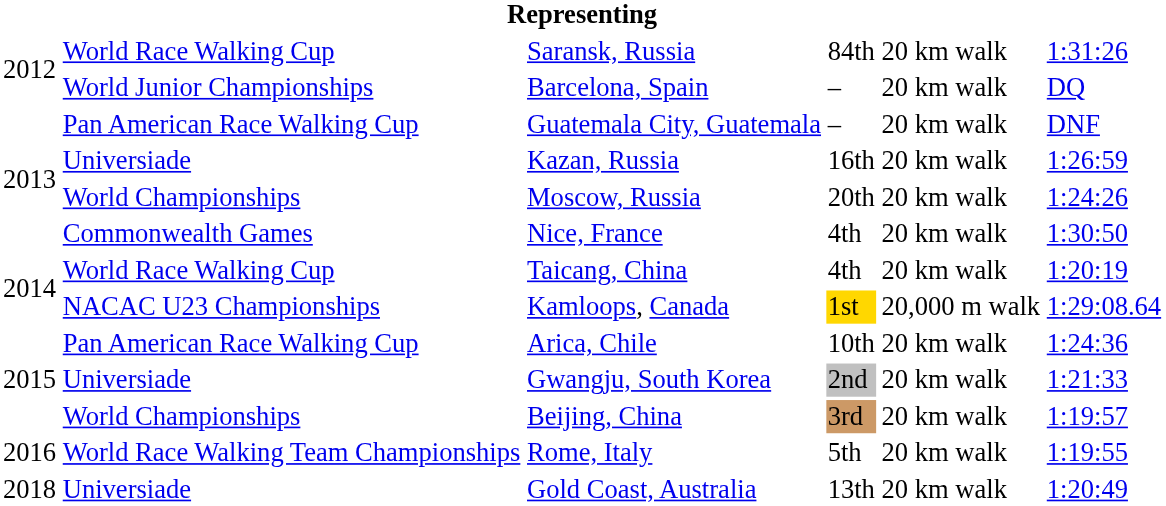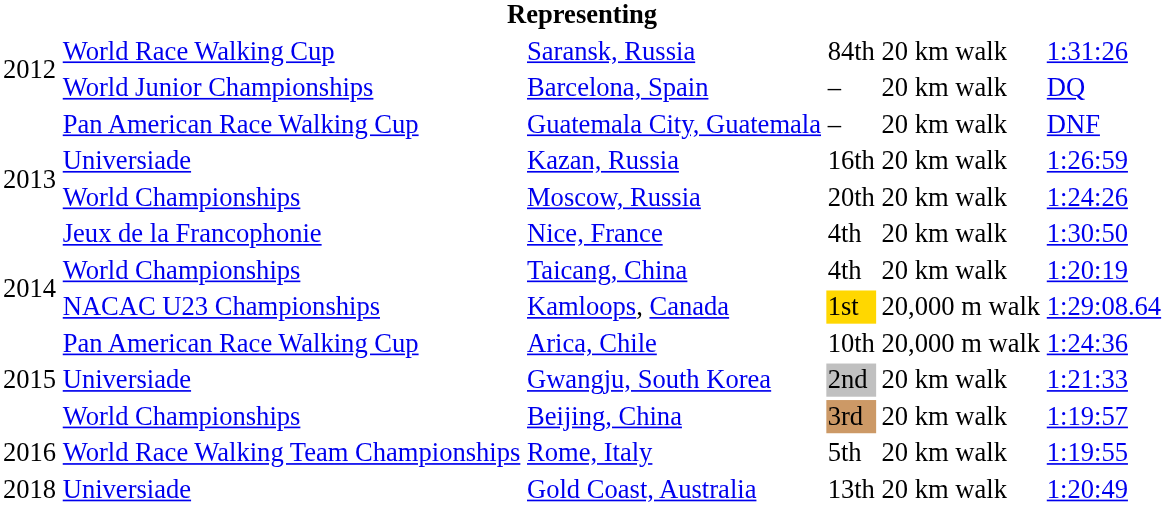(188, 233) Commonwealth Games -> (192, 233) Jeux de la Francophonie
(199, 270) World Race Walking Cup -> (182, 270) World Championships
(944, 343) 20 km walk -> (961, 343) 20,000 m walk
